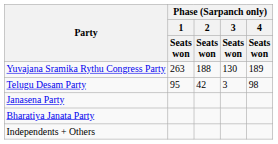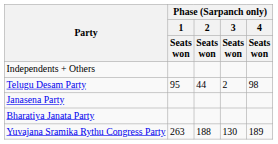rows swapped: (86, 69) <-> (51, 131)
(201, 85) 42 -> (201, 85) 44
(225, 85) 3 -> (225, 85) 2
